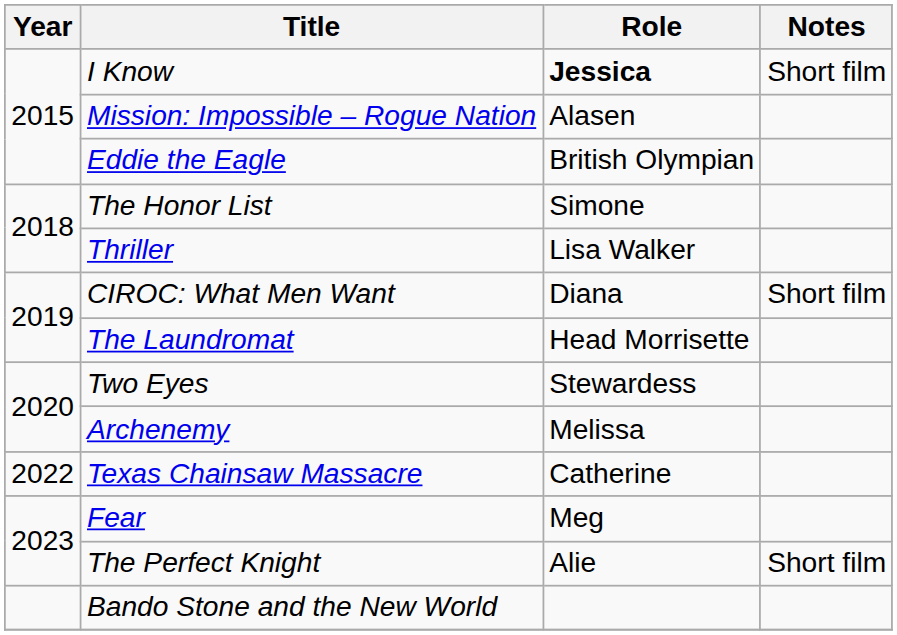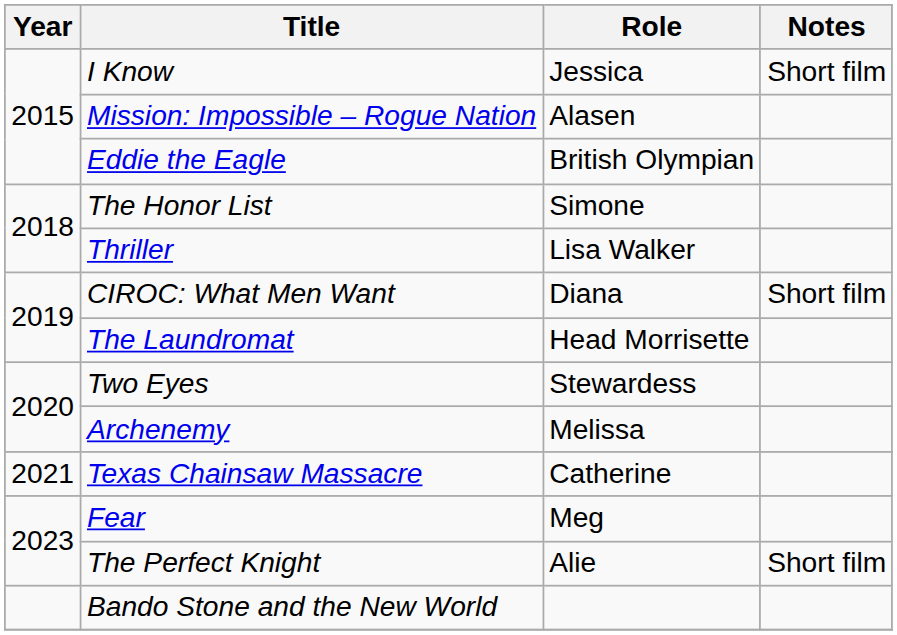(600, 71) bold -> (596, 71) normal
(43, 473) 2022 -> (43, 473) 2021
